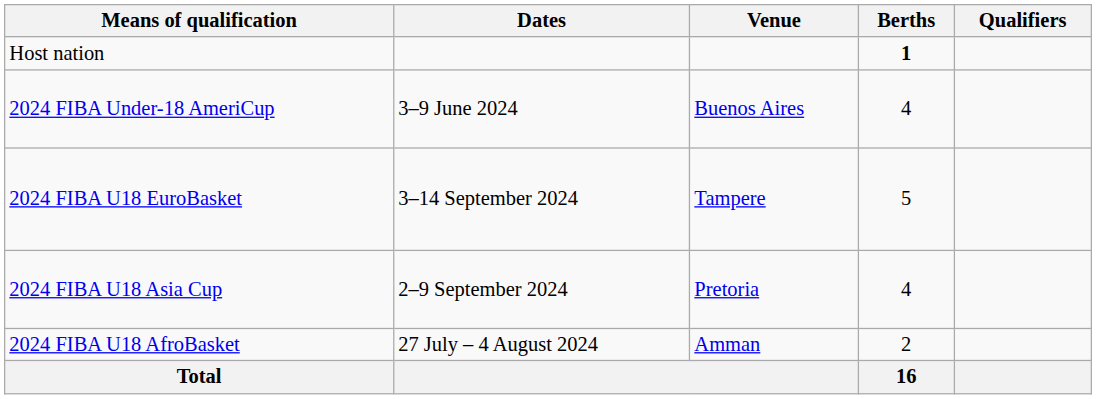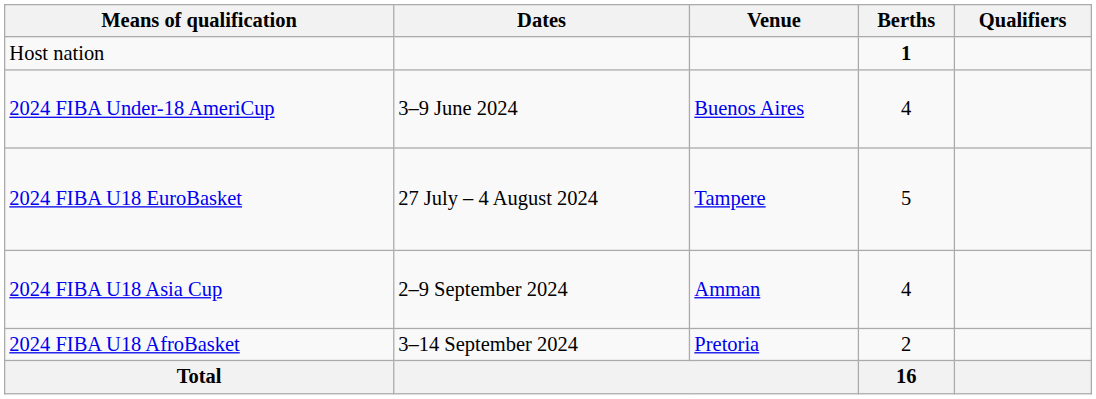(488, 198) 3–14 September 2024 -> (498, 198) 27 July – 4 August 2024
(727, 288) Pretoria -> (727, 288) Amman
(498, 344) 27 July – 4 August 2024 -> (488, 344) 3–14 September 2024
(727, 344) Amman -> (727, 344) Pretoria
